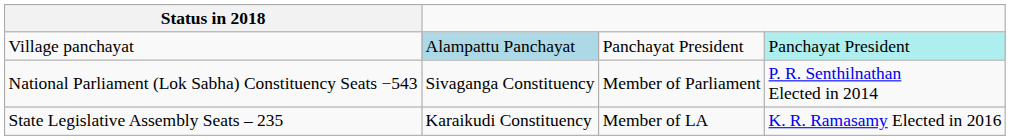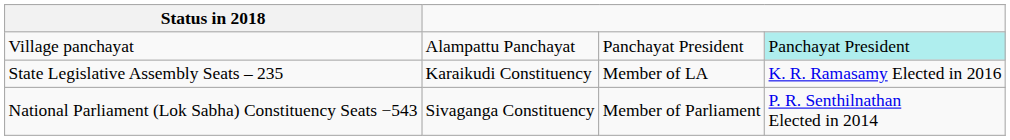(500, 45) lightblue background -> (500, 45) no background
rows swapped: (146, 120) <-> (213, 83)
